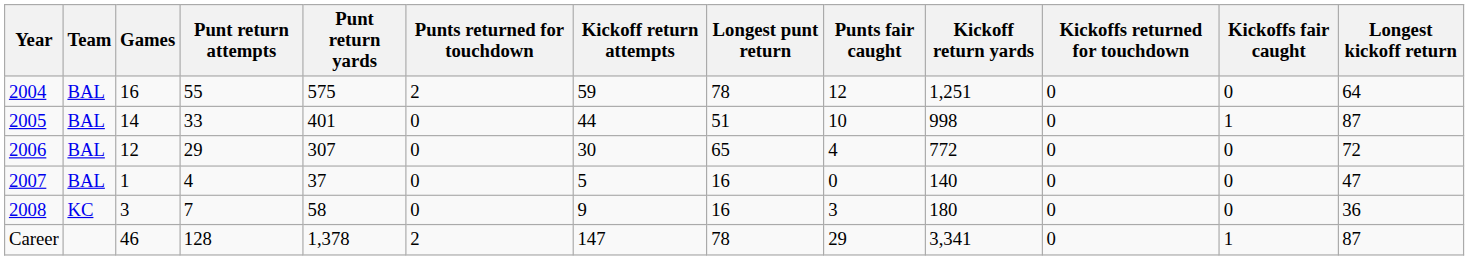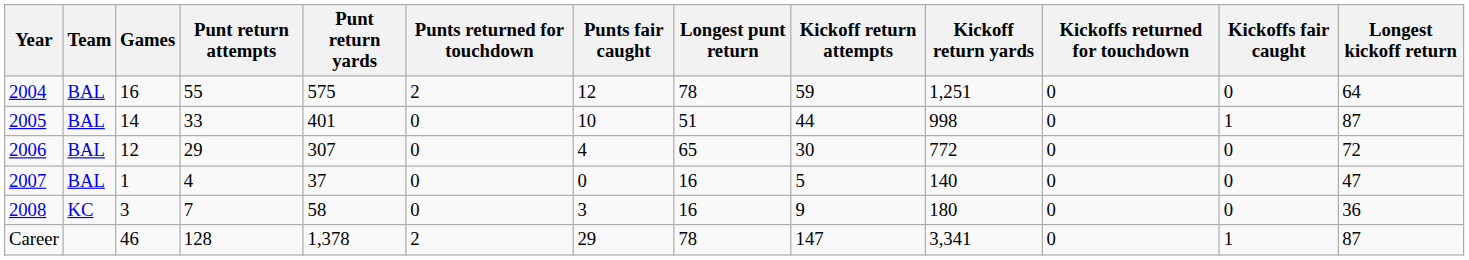columns swapped: (874, 40) <-> (640, 40)
